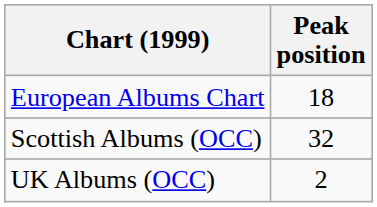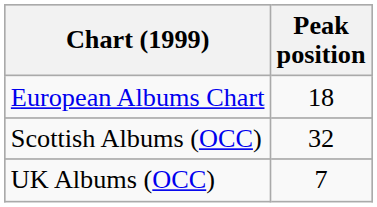(321, 179) 2 -> (321, 179) 7
